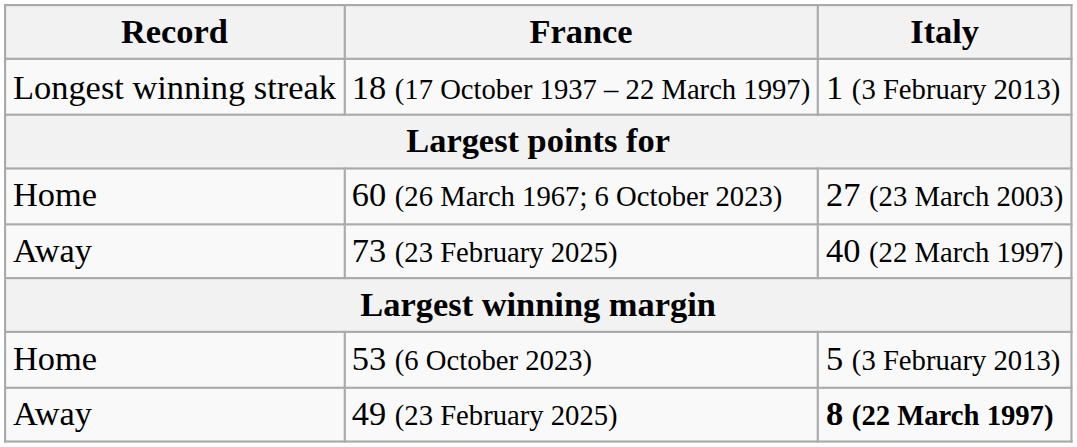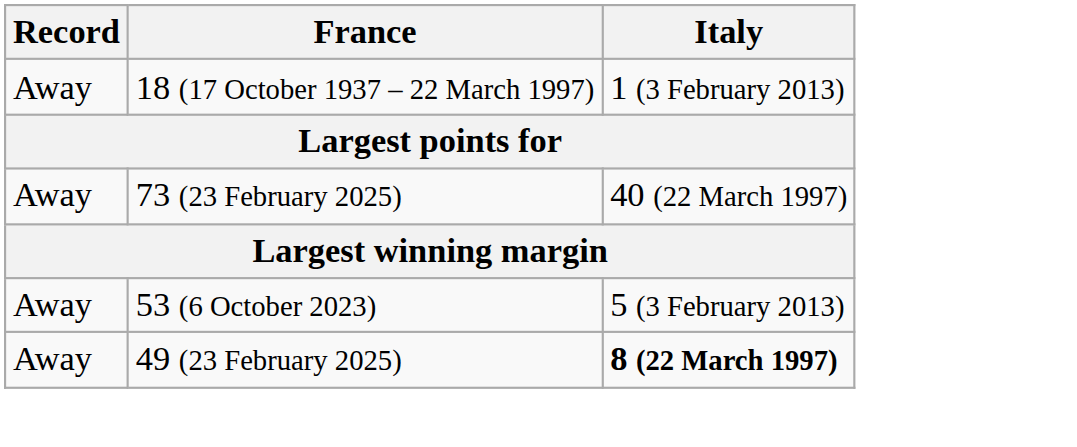(174, 86) Longest winning streak -> (53, 86) Away
- row: (567, 195)
(55, 359) Home -> (53, 304) Away
